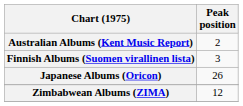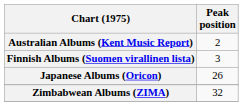(218, 93) 12 -> (218, 93) 32
